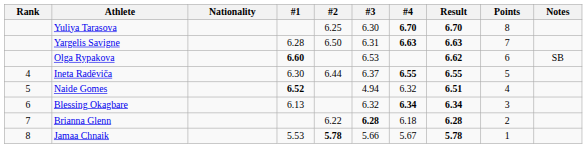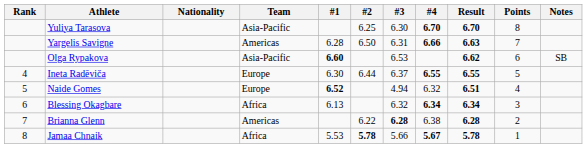+ column: (279, 12)
(408, 43) 6.63 -> (432, 43) 6.66
(408, 120) 6.18 -> (432, 120) 6.38
(408, 136) normal -> (432, 136) bold
